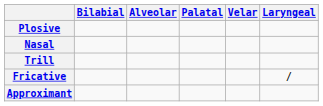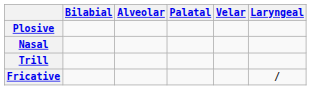- row: (39, 93)
